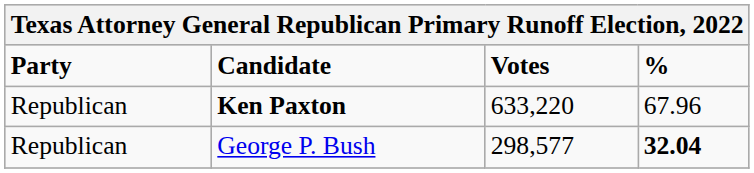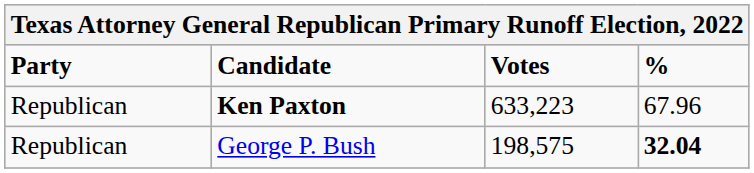(532, 106) 633,220 -> (532, 106) 633,223
(532, 146) 298,577 -> (532, 146) 198,575
